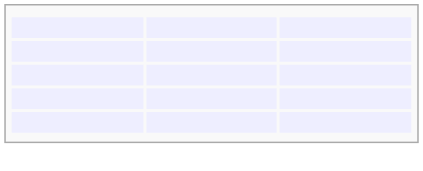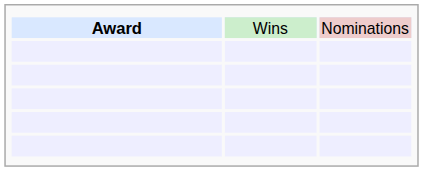+ row: (117, 28)
